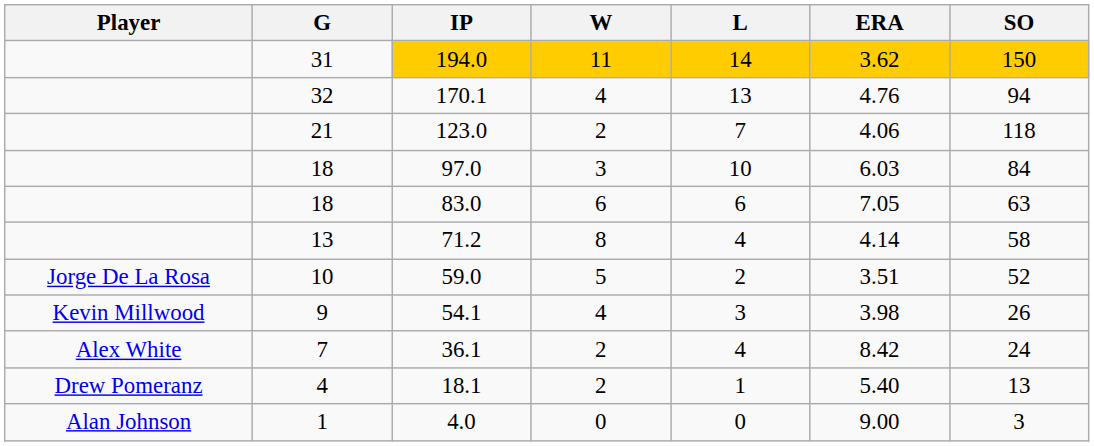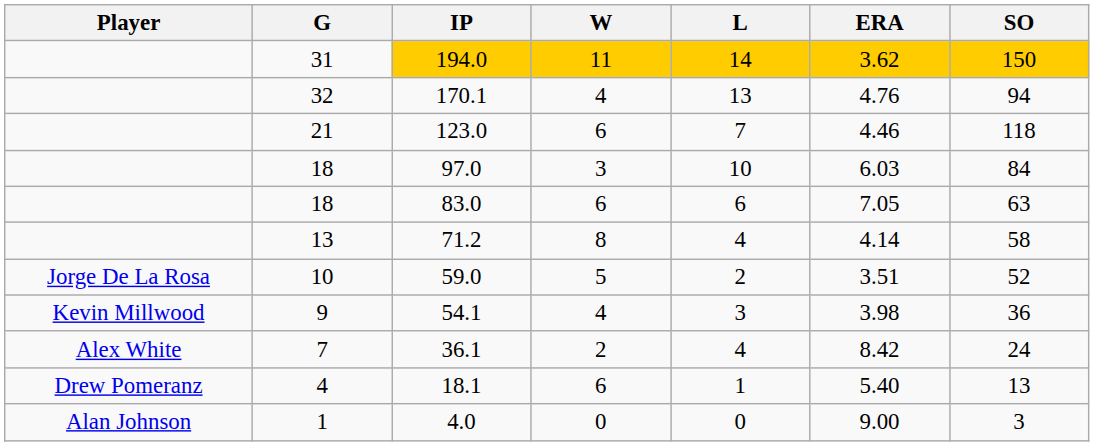(601, 131) 2 -> (601, 131) 6
(880, 131) 4.06 -> (880, 131) 4.46
(1019, 312) 26 -> (1019, 312) 36
(601, 385) 2 -> (601, 385) 6
